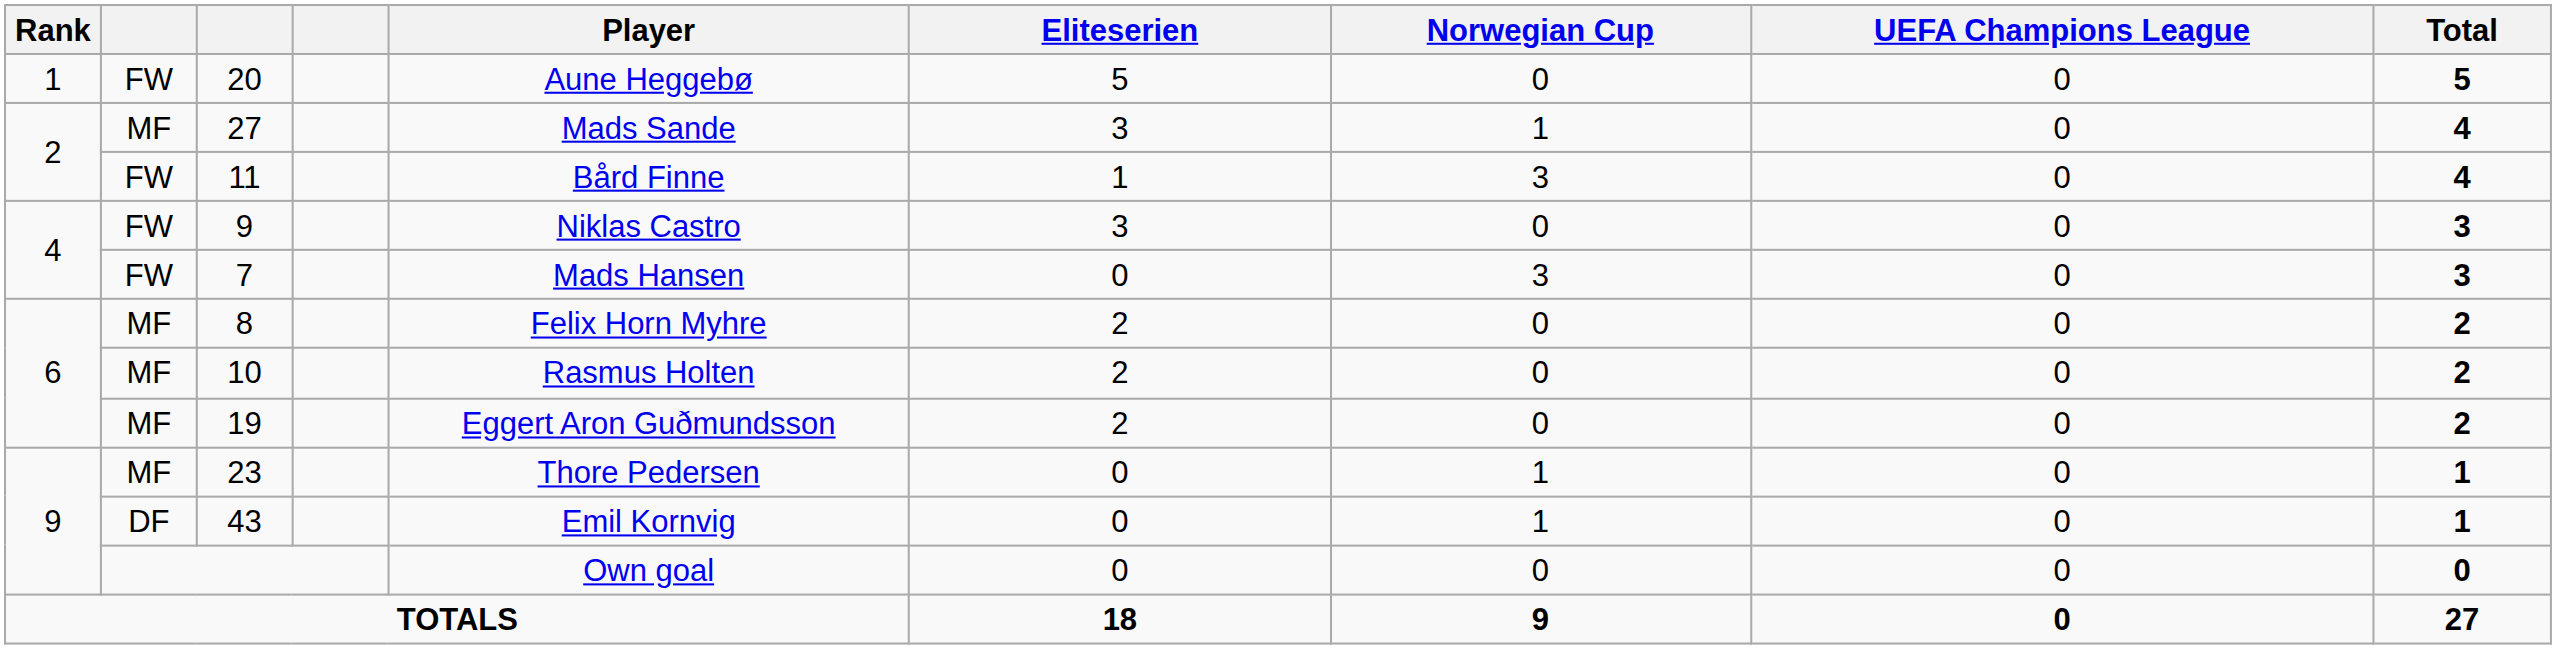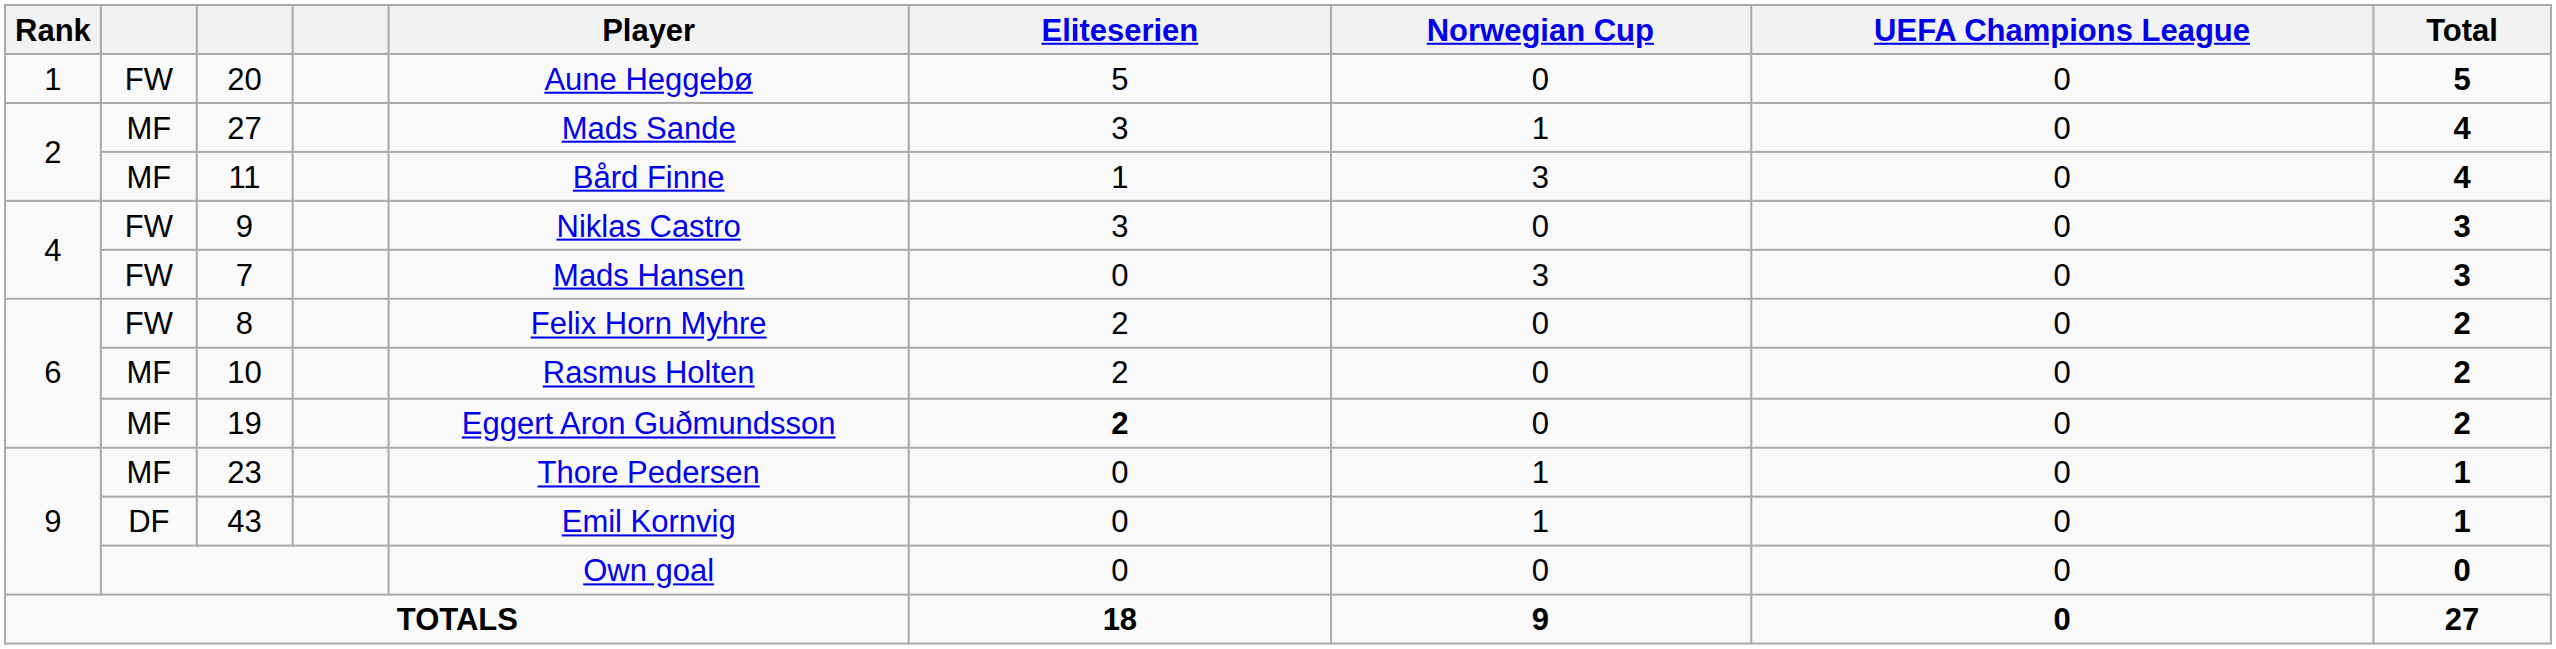(149, 177) FW -> (149, 177) MF
(149, 324) MF -> (149, 324) FW
(1120, 422) normal -> (1120, 422) bold
